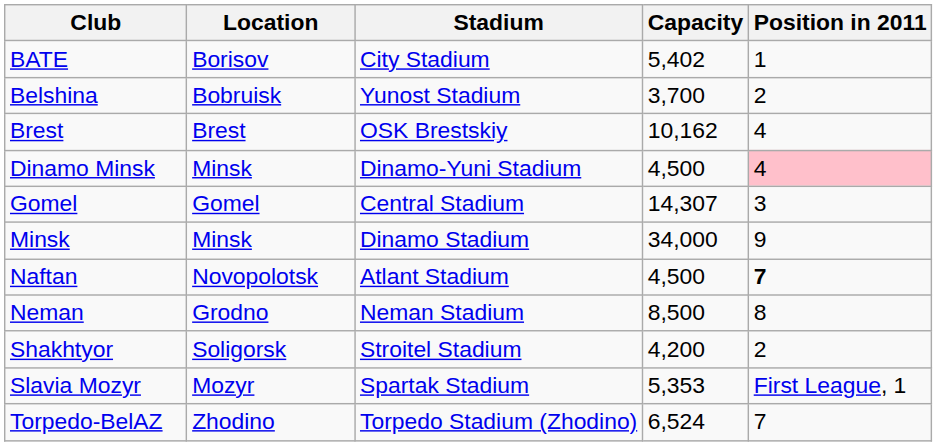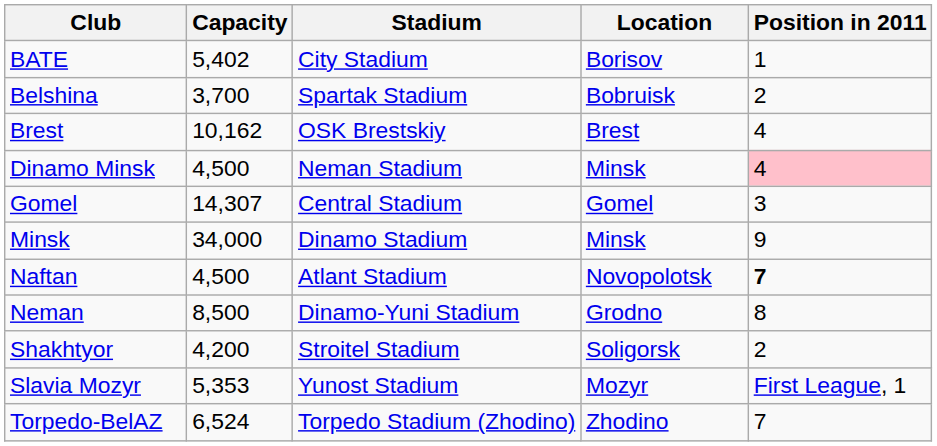columns swapped: (271, 22) <-> (695, 22)
(440, 95) Yunost Stadium -> (383, 95) Spartak Stadium
(471, 167) Dinamo-Yuni Stadium -> (380, 167) Neman Stadium
(442, 312) Neman Stadium -> (409, 312) Dinamo-Yuni Stadium
(445, 385) Spartak Stadium -> (378, 385) Yunost Stadium
